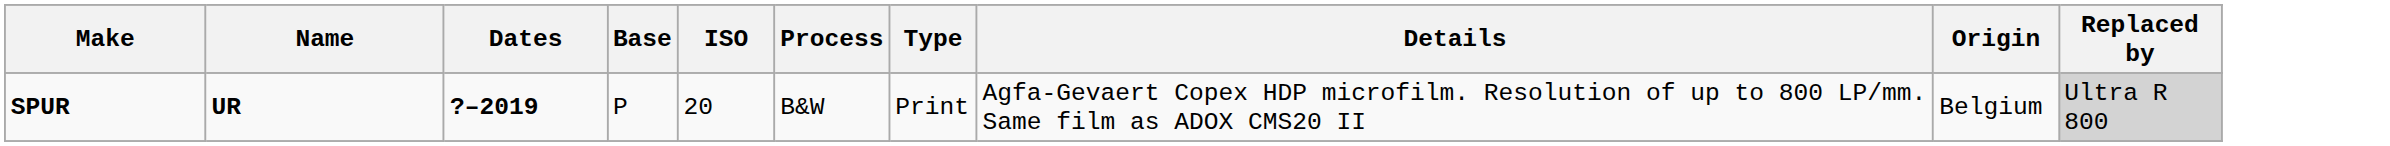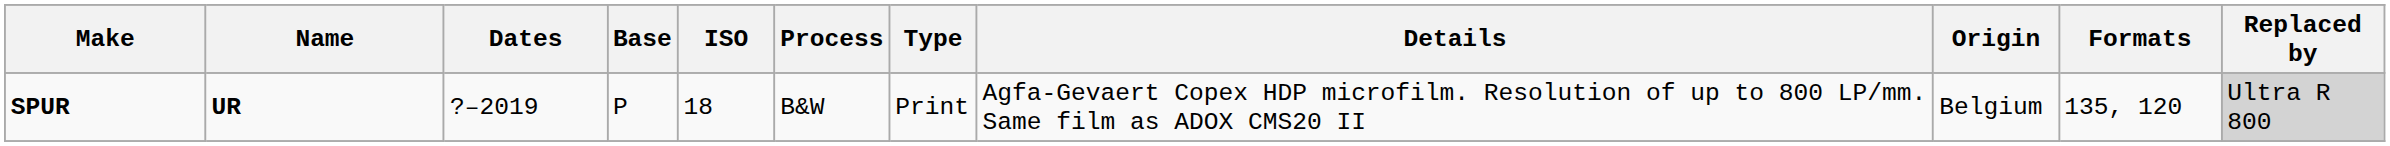+ column: (2140, 39)
(494, 108) bold -> (494, 108) normal
(698, 108) 20 -> (698, 108) 18
